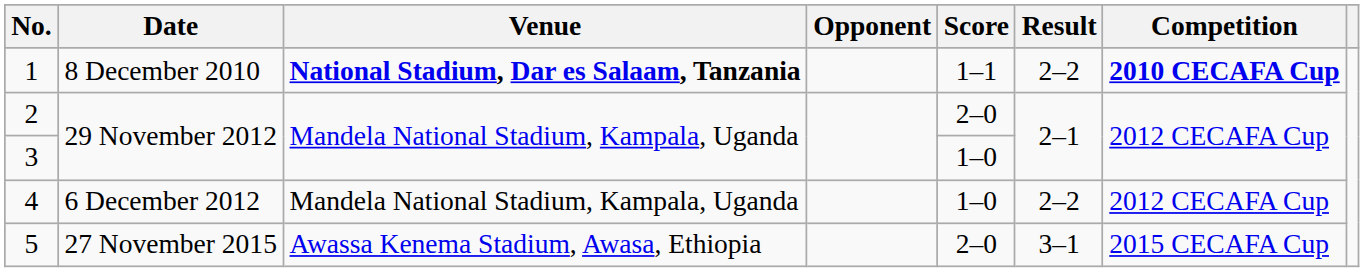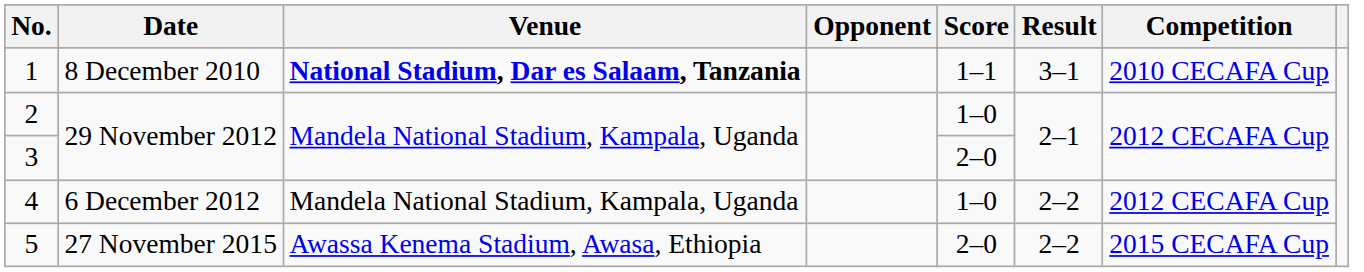(1059, 69) 2–2 -> (1059, 69) 3–1
(1224, 69) bold -> (1219, 69) normal
(976, 113) 2–0 -> (976, 113) 1–0
(976, 157) 1–0 -> (976, 157) 2–0
(1059, 244) 3–1 -> (1059, 244) 2–2
